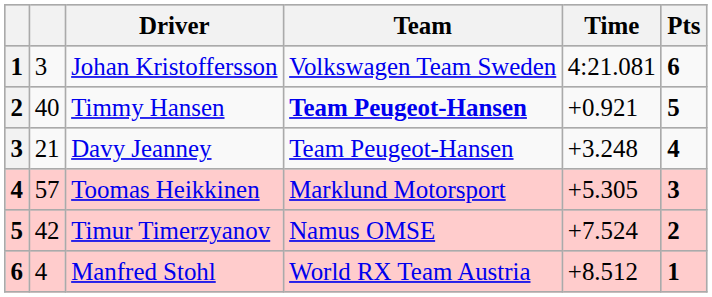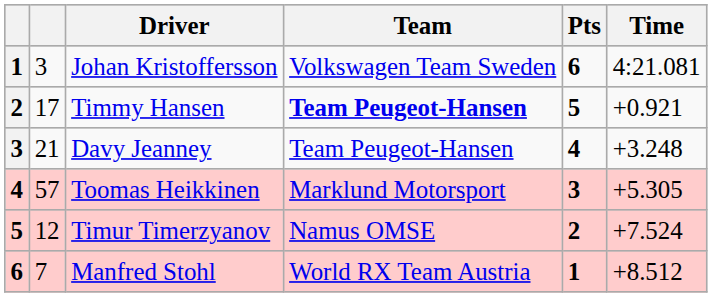columns swapped: (612, 25) <-> (684, 25)
(47, 107) 40 -> (47, 107) 17
(47, 230) 42 -> (47, 230) 12
(41, 271) 4 -> (41, 271) 7
